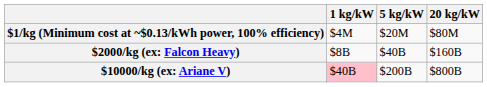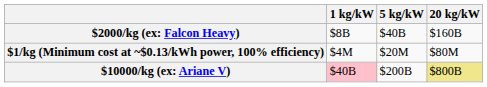rows swapped: (166, 33) <-> (166, 52)
(446, 71) no background -> (446, 71) khaki background
